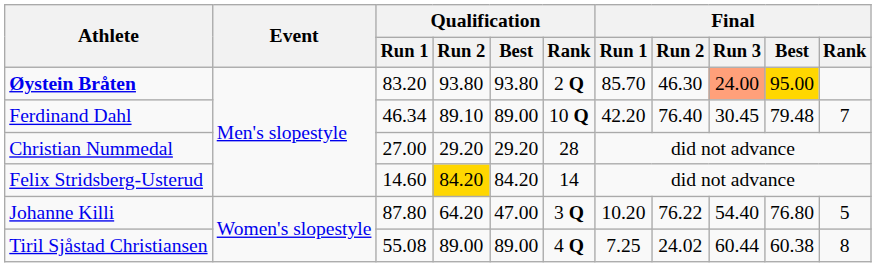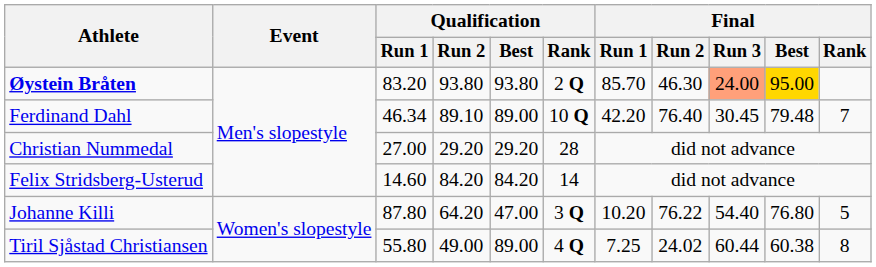(461, 180) gold background -> (461, 180) no background
(404, 245) 55.08 -> (404, 245) 55.80
(461, 245) 89.00 -> (461, 245) 49.00
